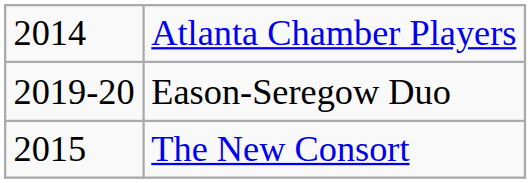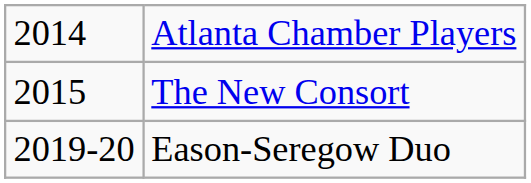rows swapped: (280, 148) <-> (301, 90)
